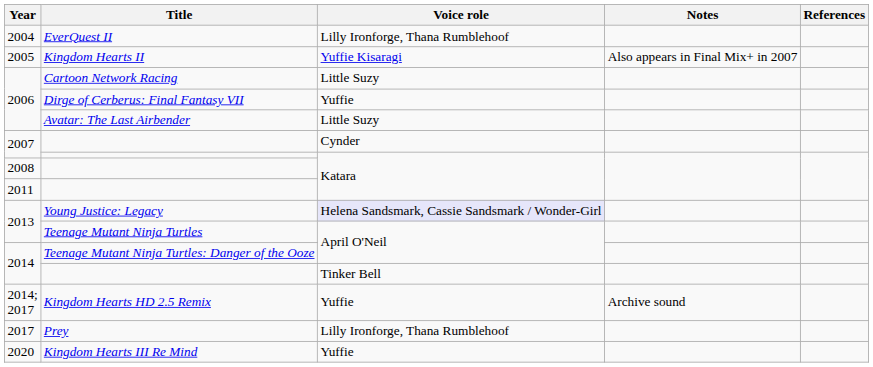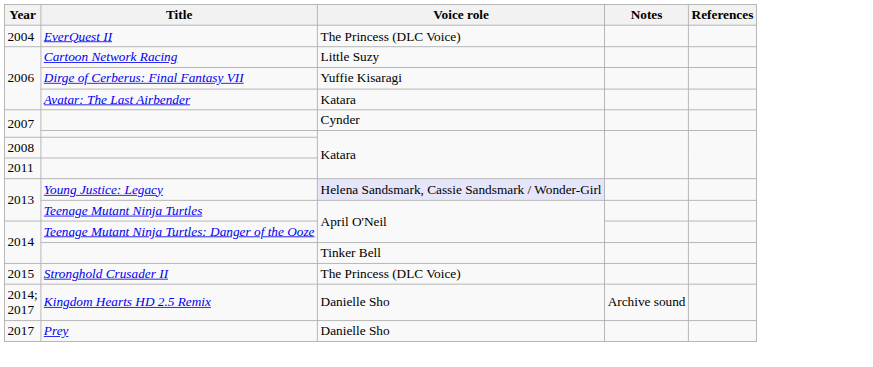(415, 36) Lilly Ironforge, Thana Rumblehoof -> (391, 36) The Princess (DLC Voice)
- row: (21, 57)
(337, 99) Yuffie -> (361, 78) Yuffie Kisaragi
(350, 120) Little Suzy -> (338, 99) Katara
+ row: (21, 273)
(337, 302) Yuffie -> (355, 302) Danielle Sho
(415, 330) Lilly Ironforge, Thana Rumblehoof -> (355, 330) Danielle Sho
- row: (21, 352)
